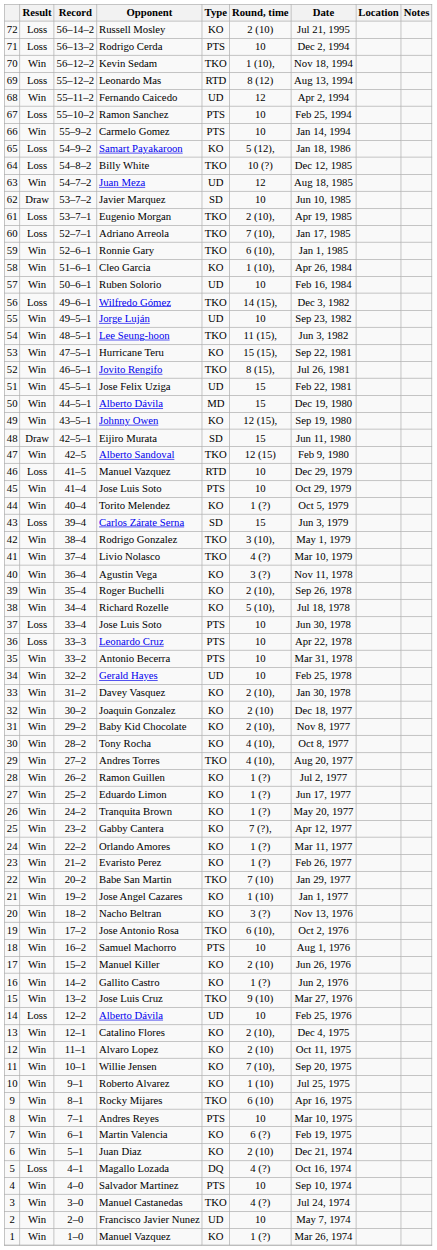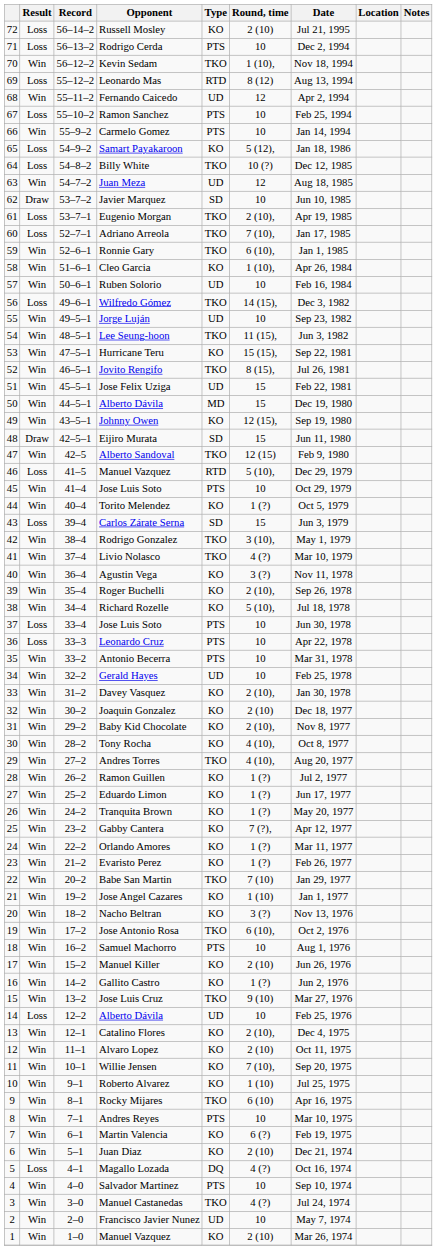(260, 472) 10 -> (260, 472) 5 (10),
(260, 1237) 1 (?) -> (260, 1237) 2 (10)
